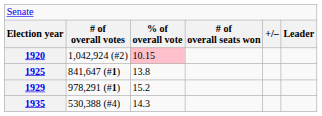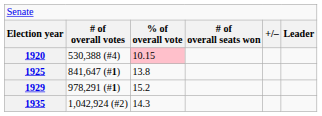(98, 55) 1,042,924 (#2) -> (94, 55) 530,388 (#4)
(94, 103) 530,388 (#4) -> (98, 103) 1,042,924 (#2)
